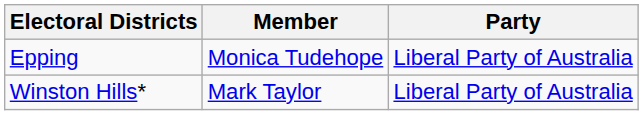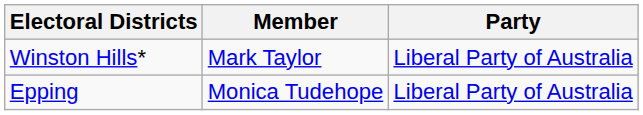rows swapped: (44, 57) <-> (78, 92)
